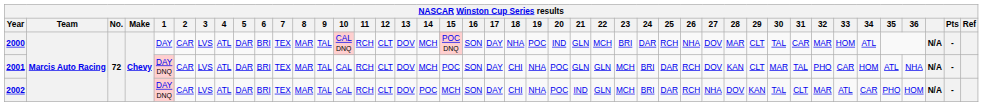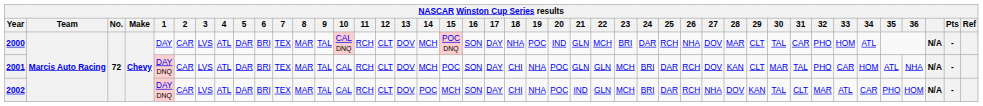(823, 43) MAR -> (823, 43) PHO
